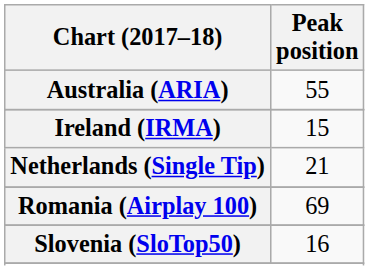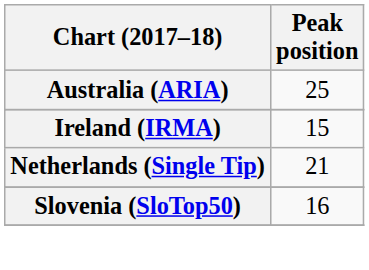(317, 89) 55 -> (317, 89) 25
- row: (138, 205)
